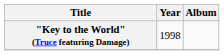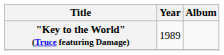(170, 35) 1998 -> (170, 35) 1989
